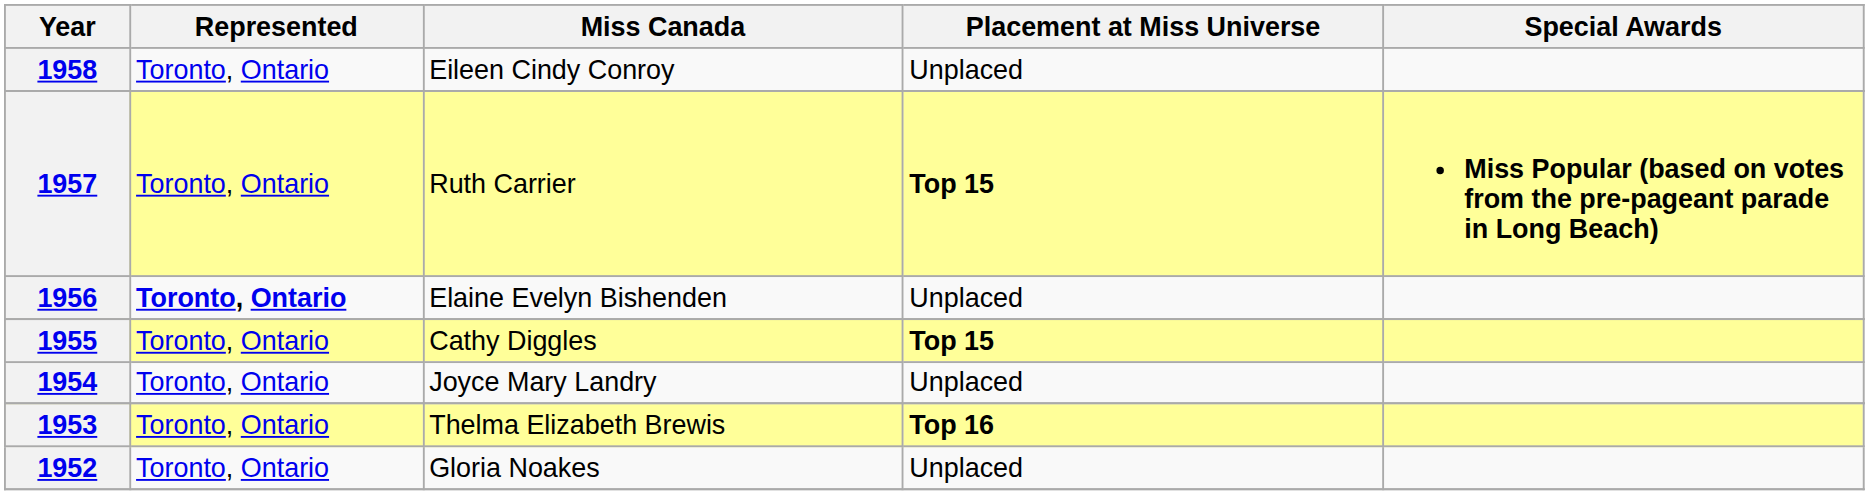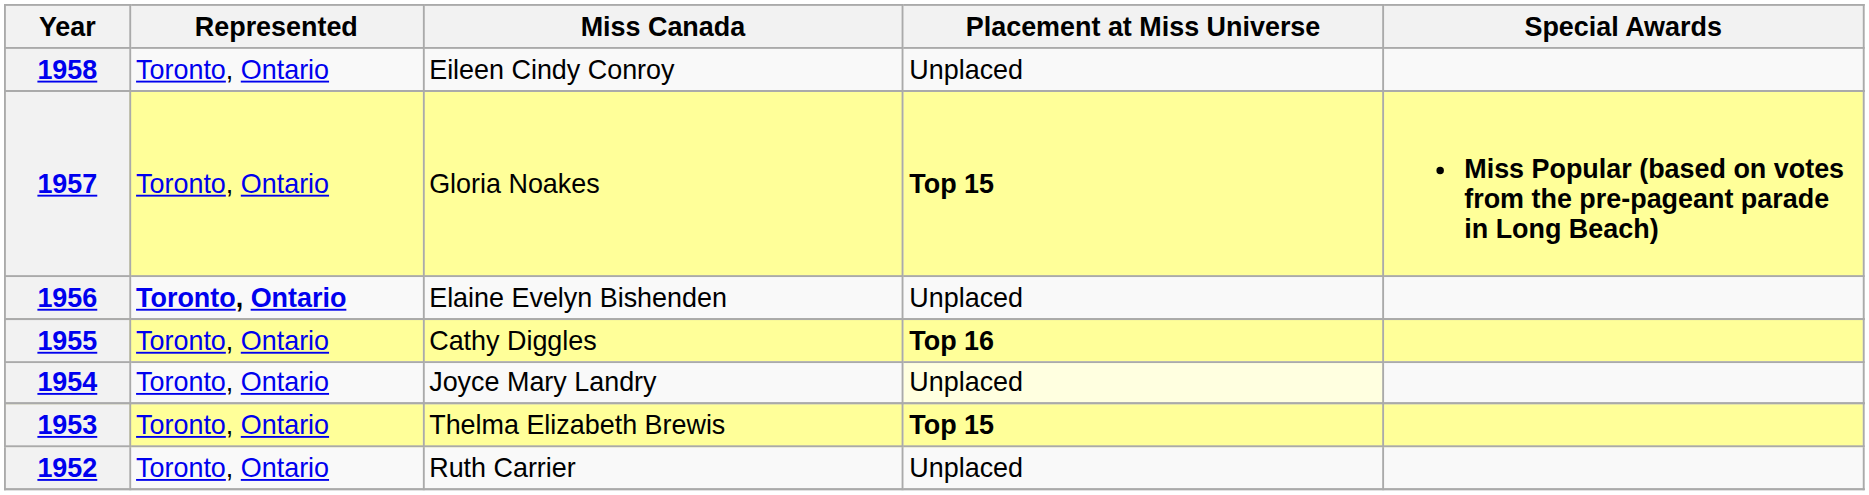(502, 183) Ruth Carrier -> (514, 183) Gloria Noakes
(952, 340) Top 15 -> (952, 340) Top 16
(966, 383) no background -> (966, 383) lightyellow background
(952, 425) Top 16 -> (952, 425) Top 15
(514, 468) Gloria Noakes -> (502, 468) Ruth Carrier
